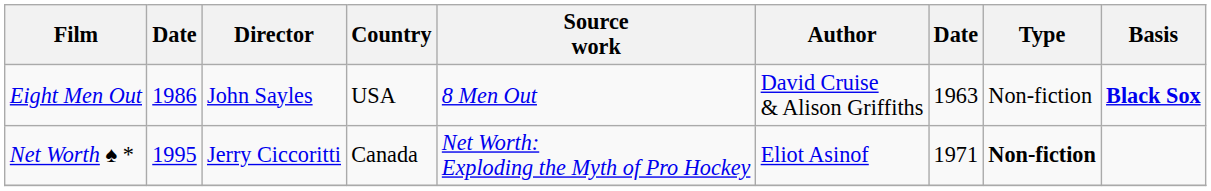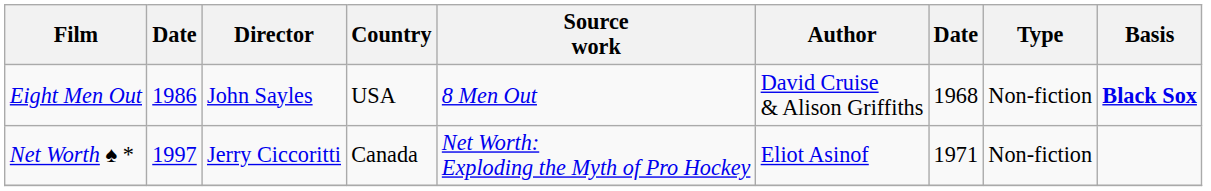(956, 94) 1963 -> (956, 94) 1968
(174, 155) 1995 -> (174, 155) 1997
(1042, 155) bold -> (1040, 155) normal
